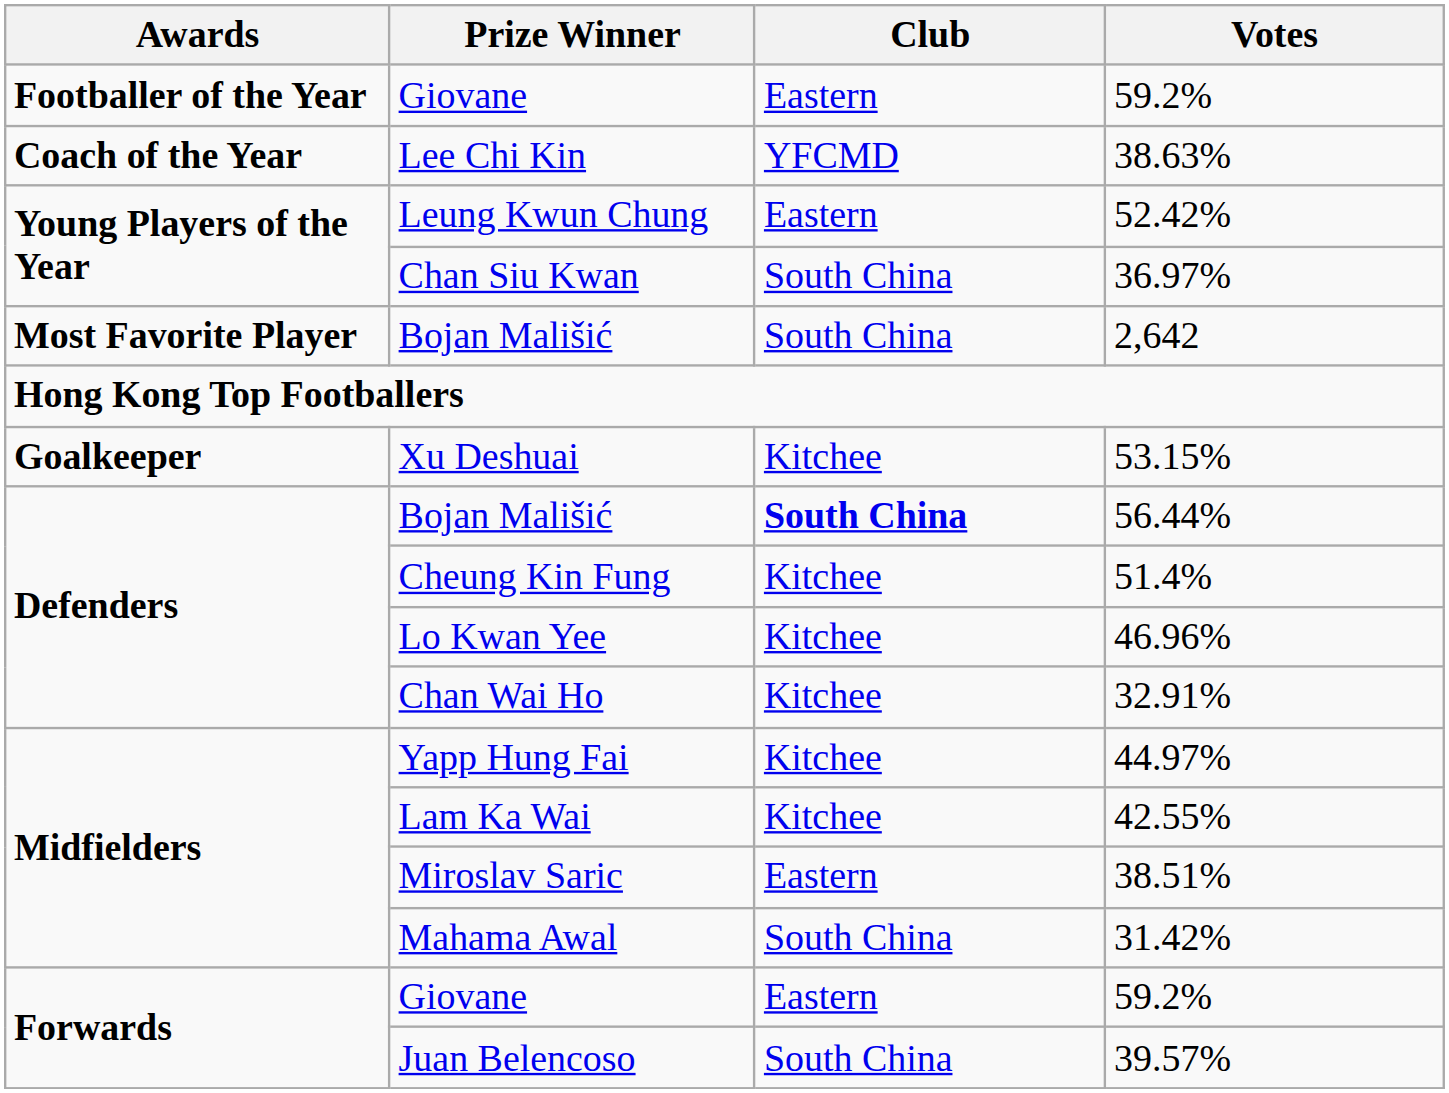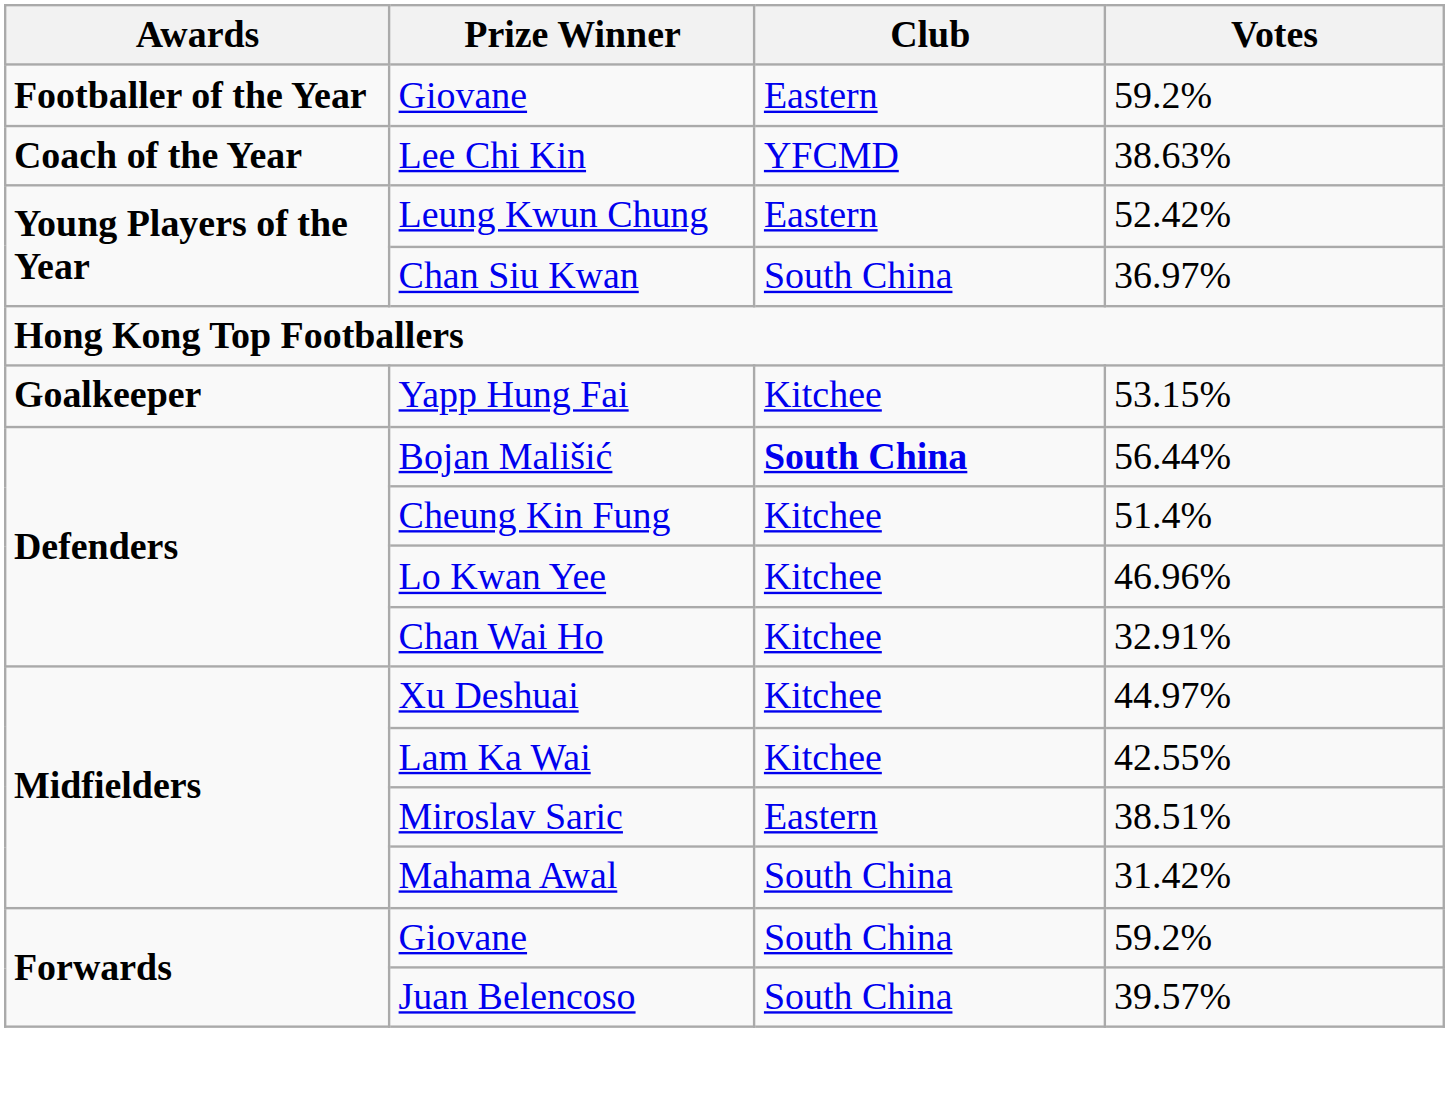- row: (186, 335)
(489, 455) Xu Deshuai -> (514, 395) Yapp Hung Fai
(514, 756) Yapp Hung Fai -> (489, 696) Xu Deshuai
(821, 996) Eastern -> (858, 936) South China
